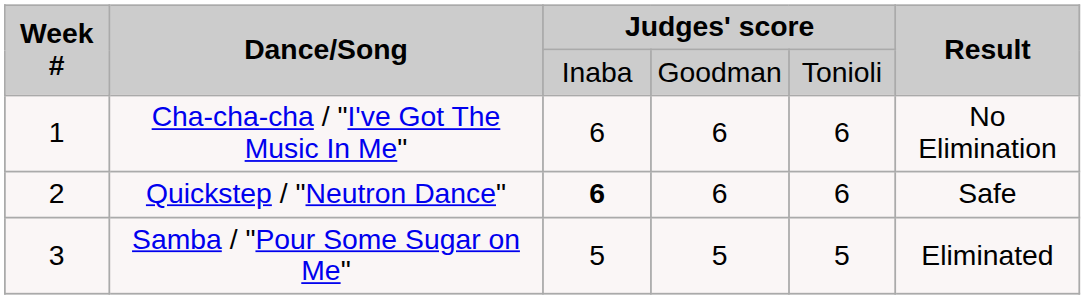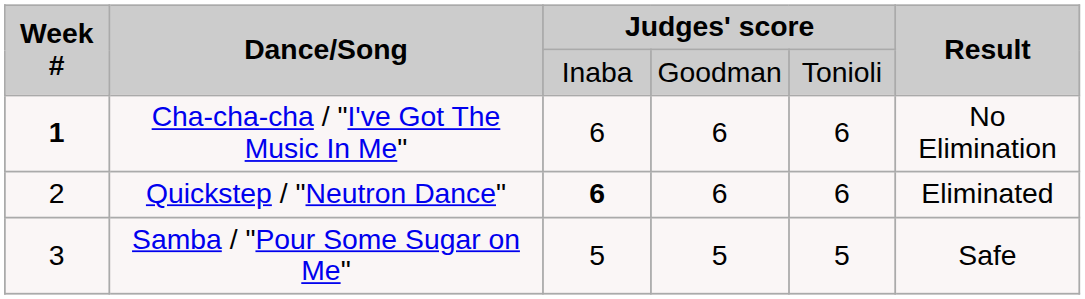(57, 133) normal -> (57, 133) bold
(987, 193) Safe -> (987, 193) Eliminated
(987, 254) Eliminated -> (987, 254) Safe
